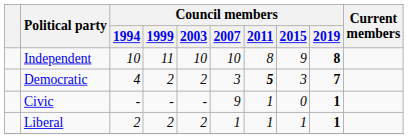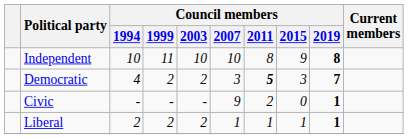(270, 101) 1 -> (270, 101) 2
